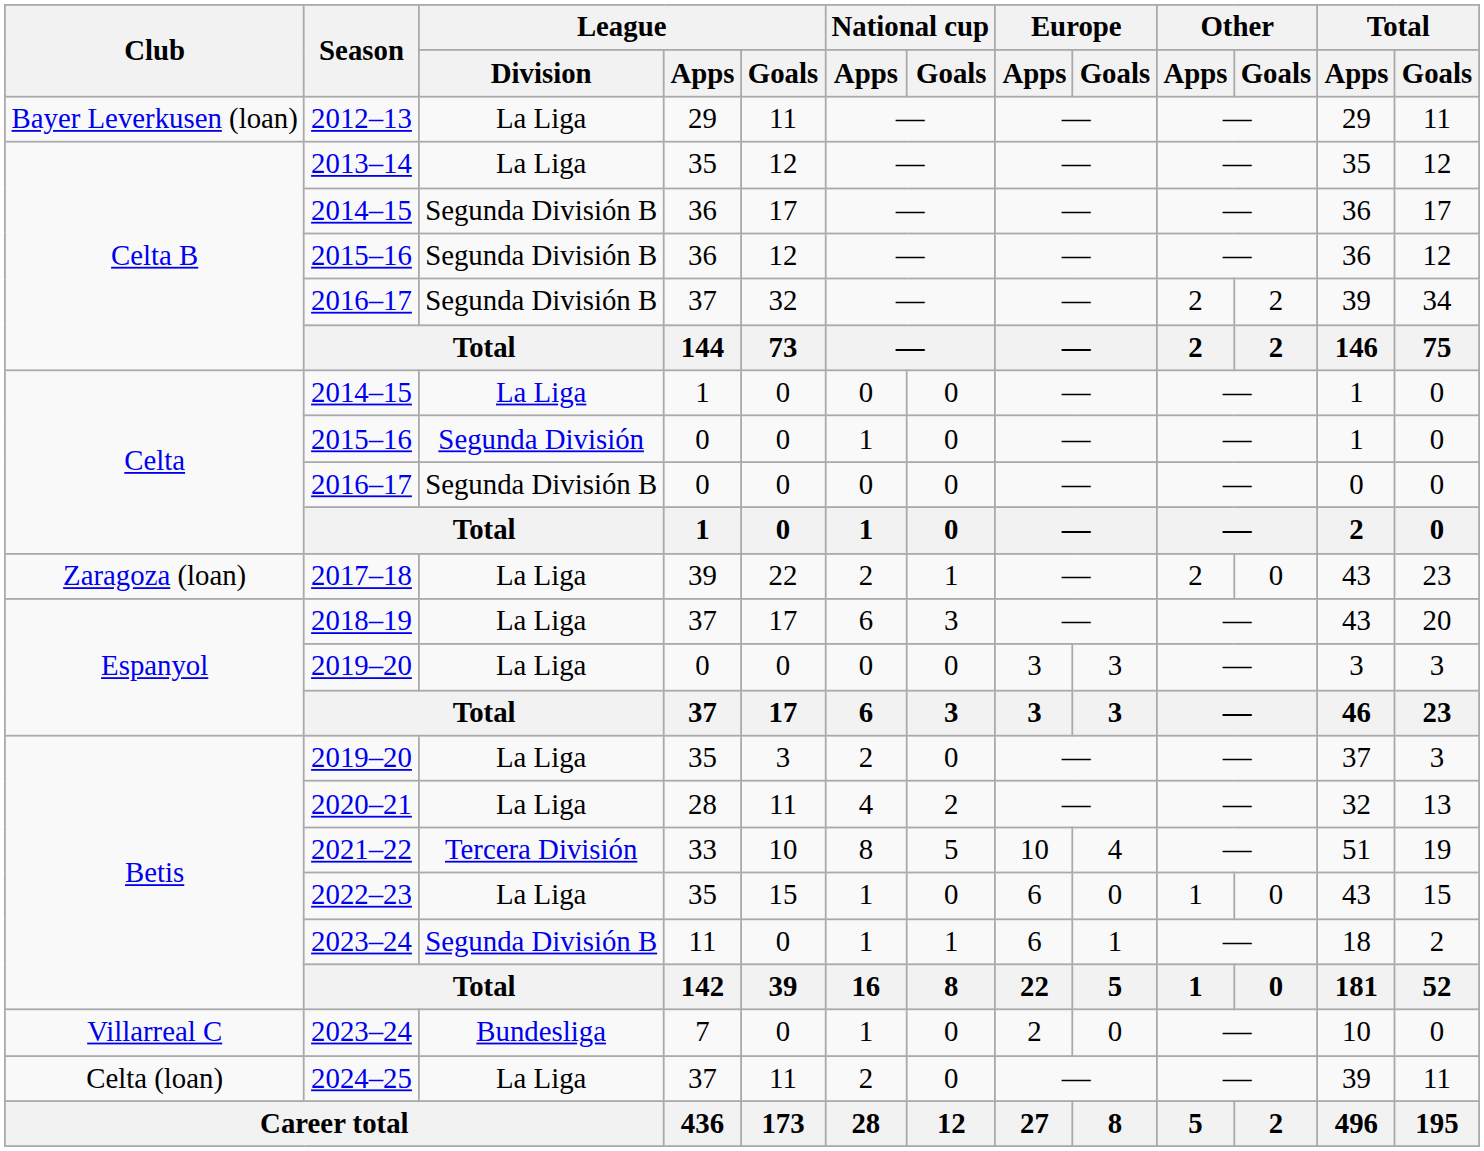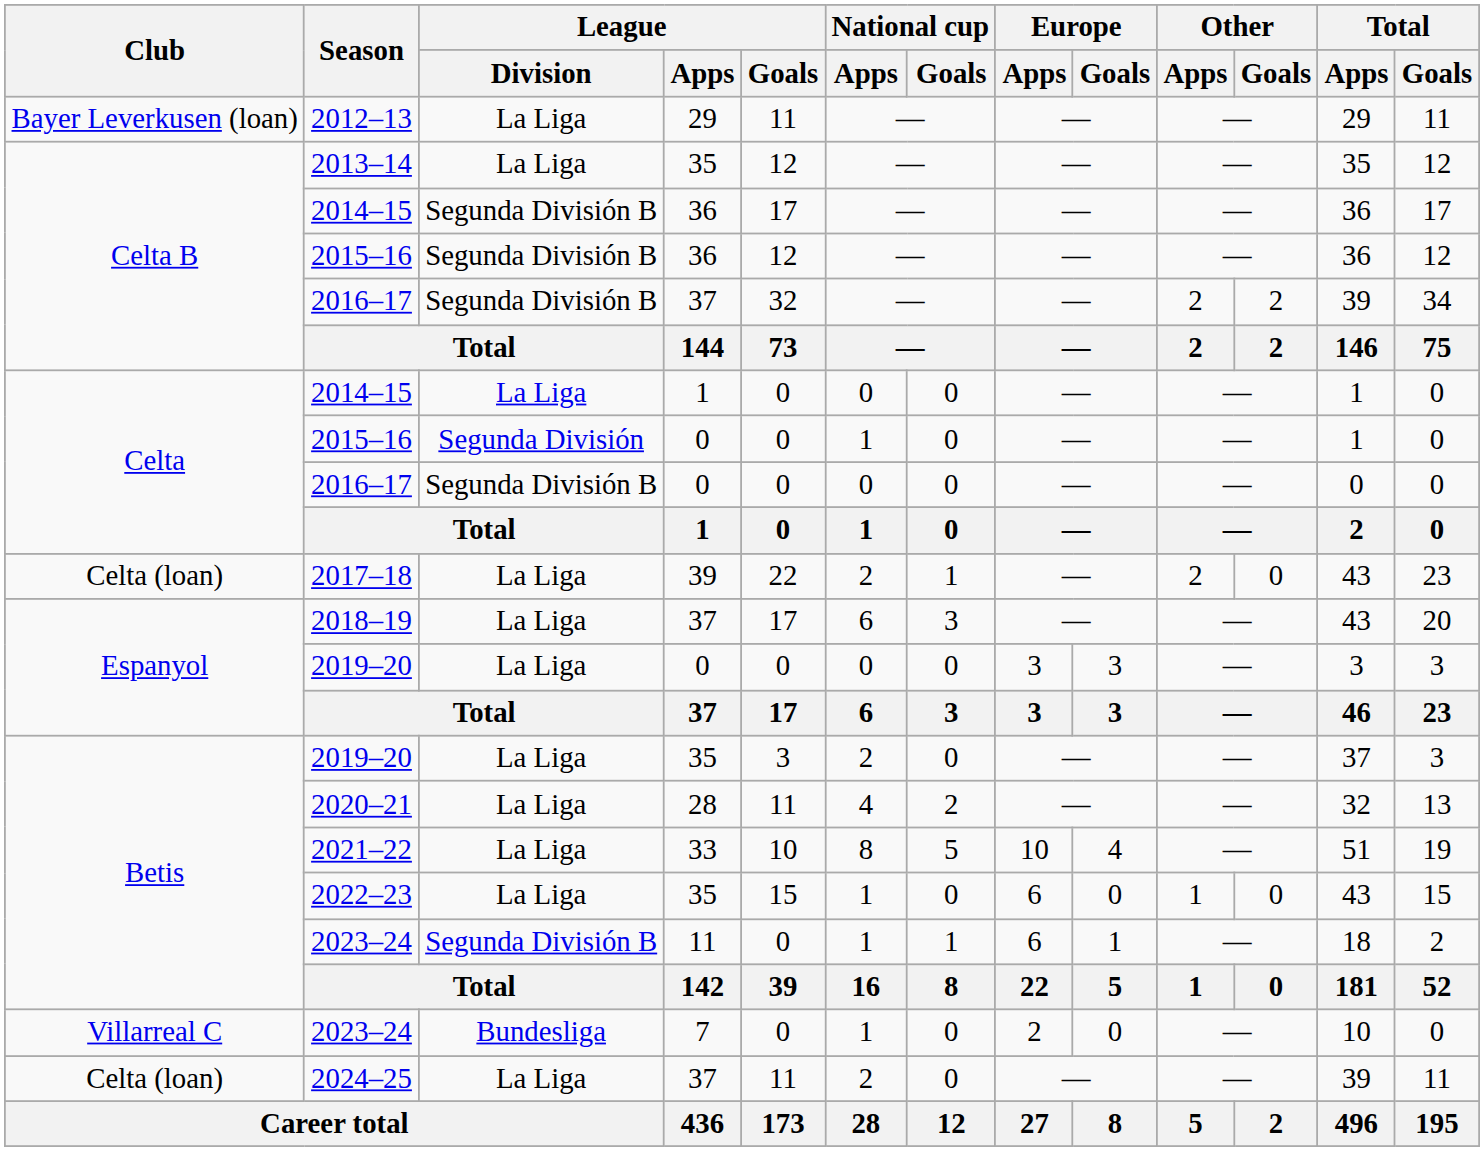(155, 575) Zaragoza (loan) -> (155, 575) Celta (loan)
(541, 849) Tercera División -> (541, 849) La Liga
